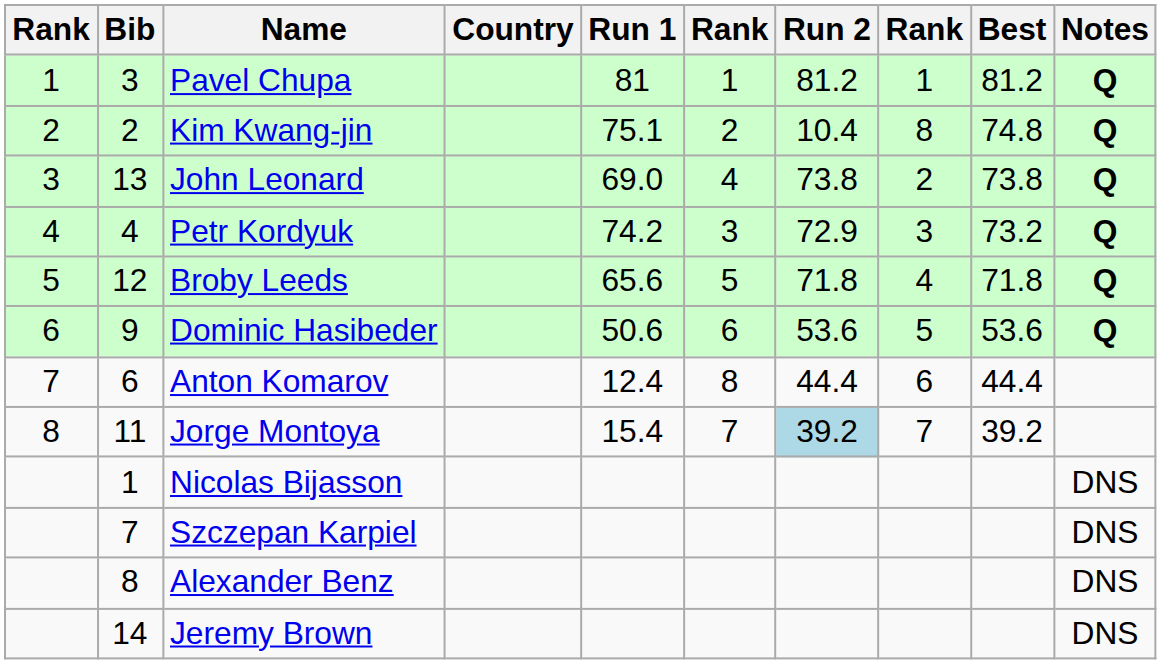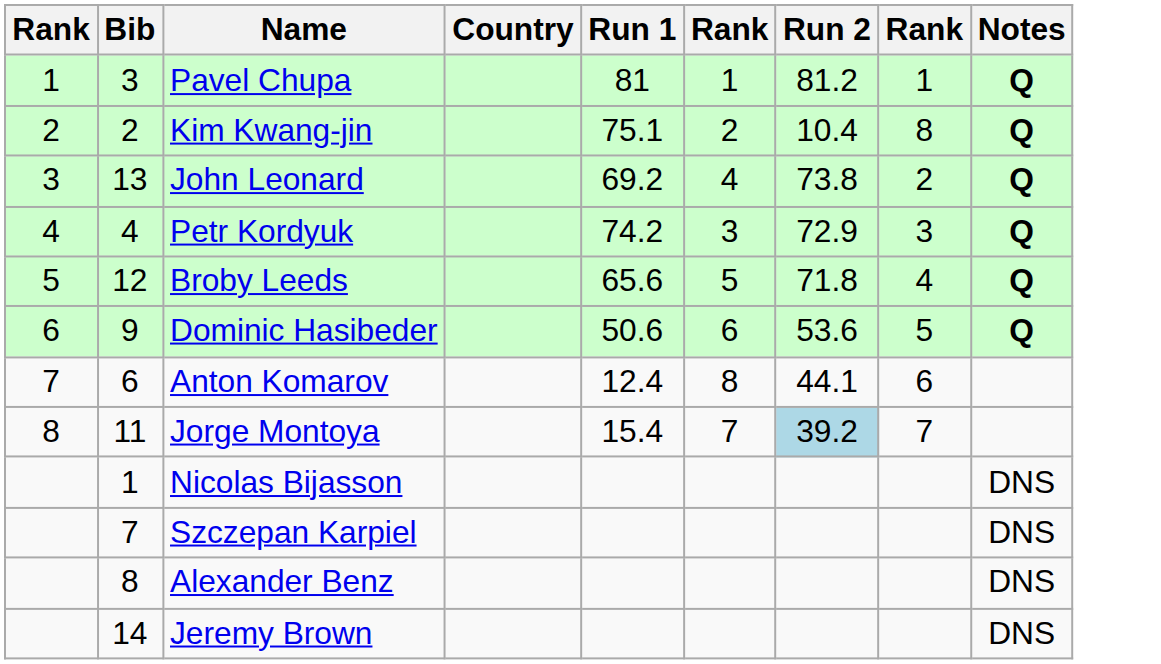- column: (1012, 29)
(632, 180) 69.0 -> (632, 180) 69.2
(827, 381) 44.4 -> (827, 381) 44.1
